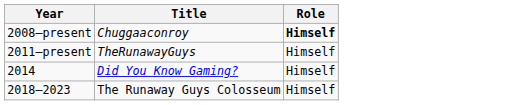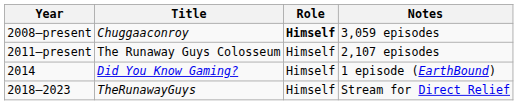+ column: (425, 14)
(147, 52) TheRunawayGuys -> (189, 52) The Runaway Guys Colosseum
(189, 90) The Runaway Guys Colosseum -> (147, 90) TheRunawayGuys
